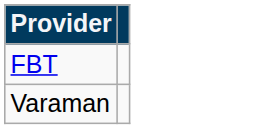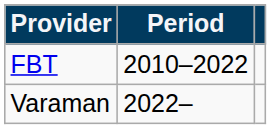+ column: (186, 24)
